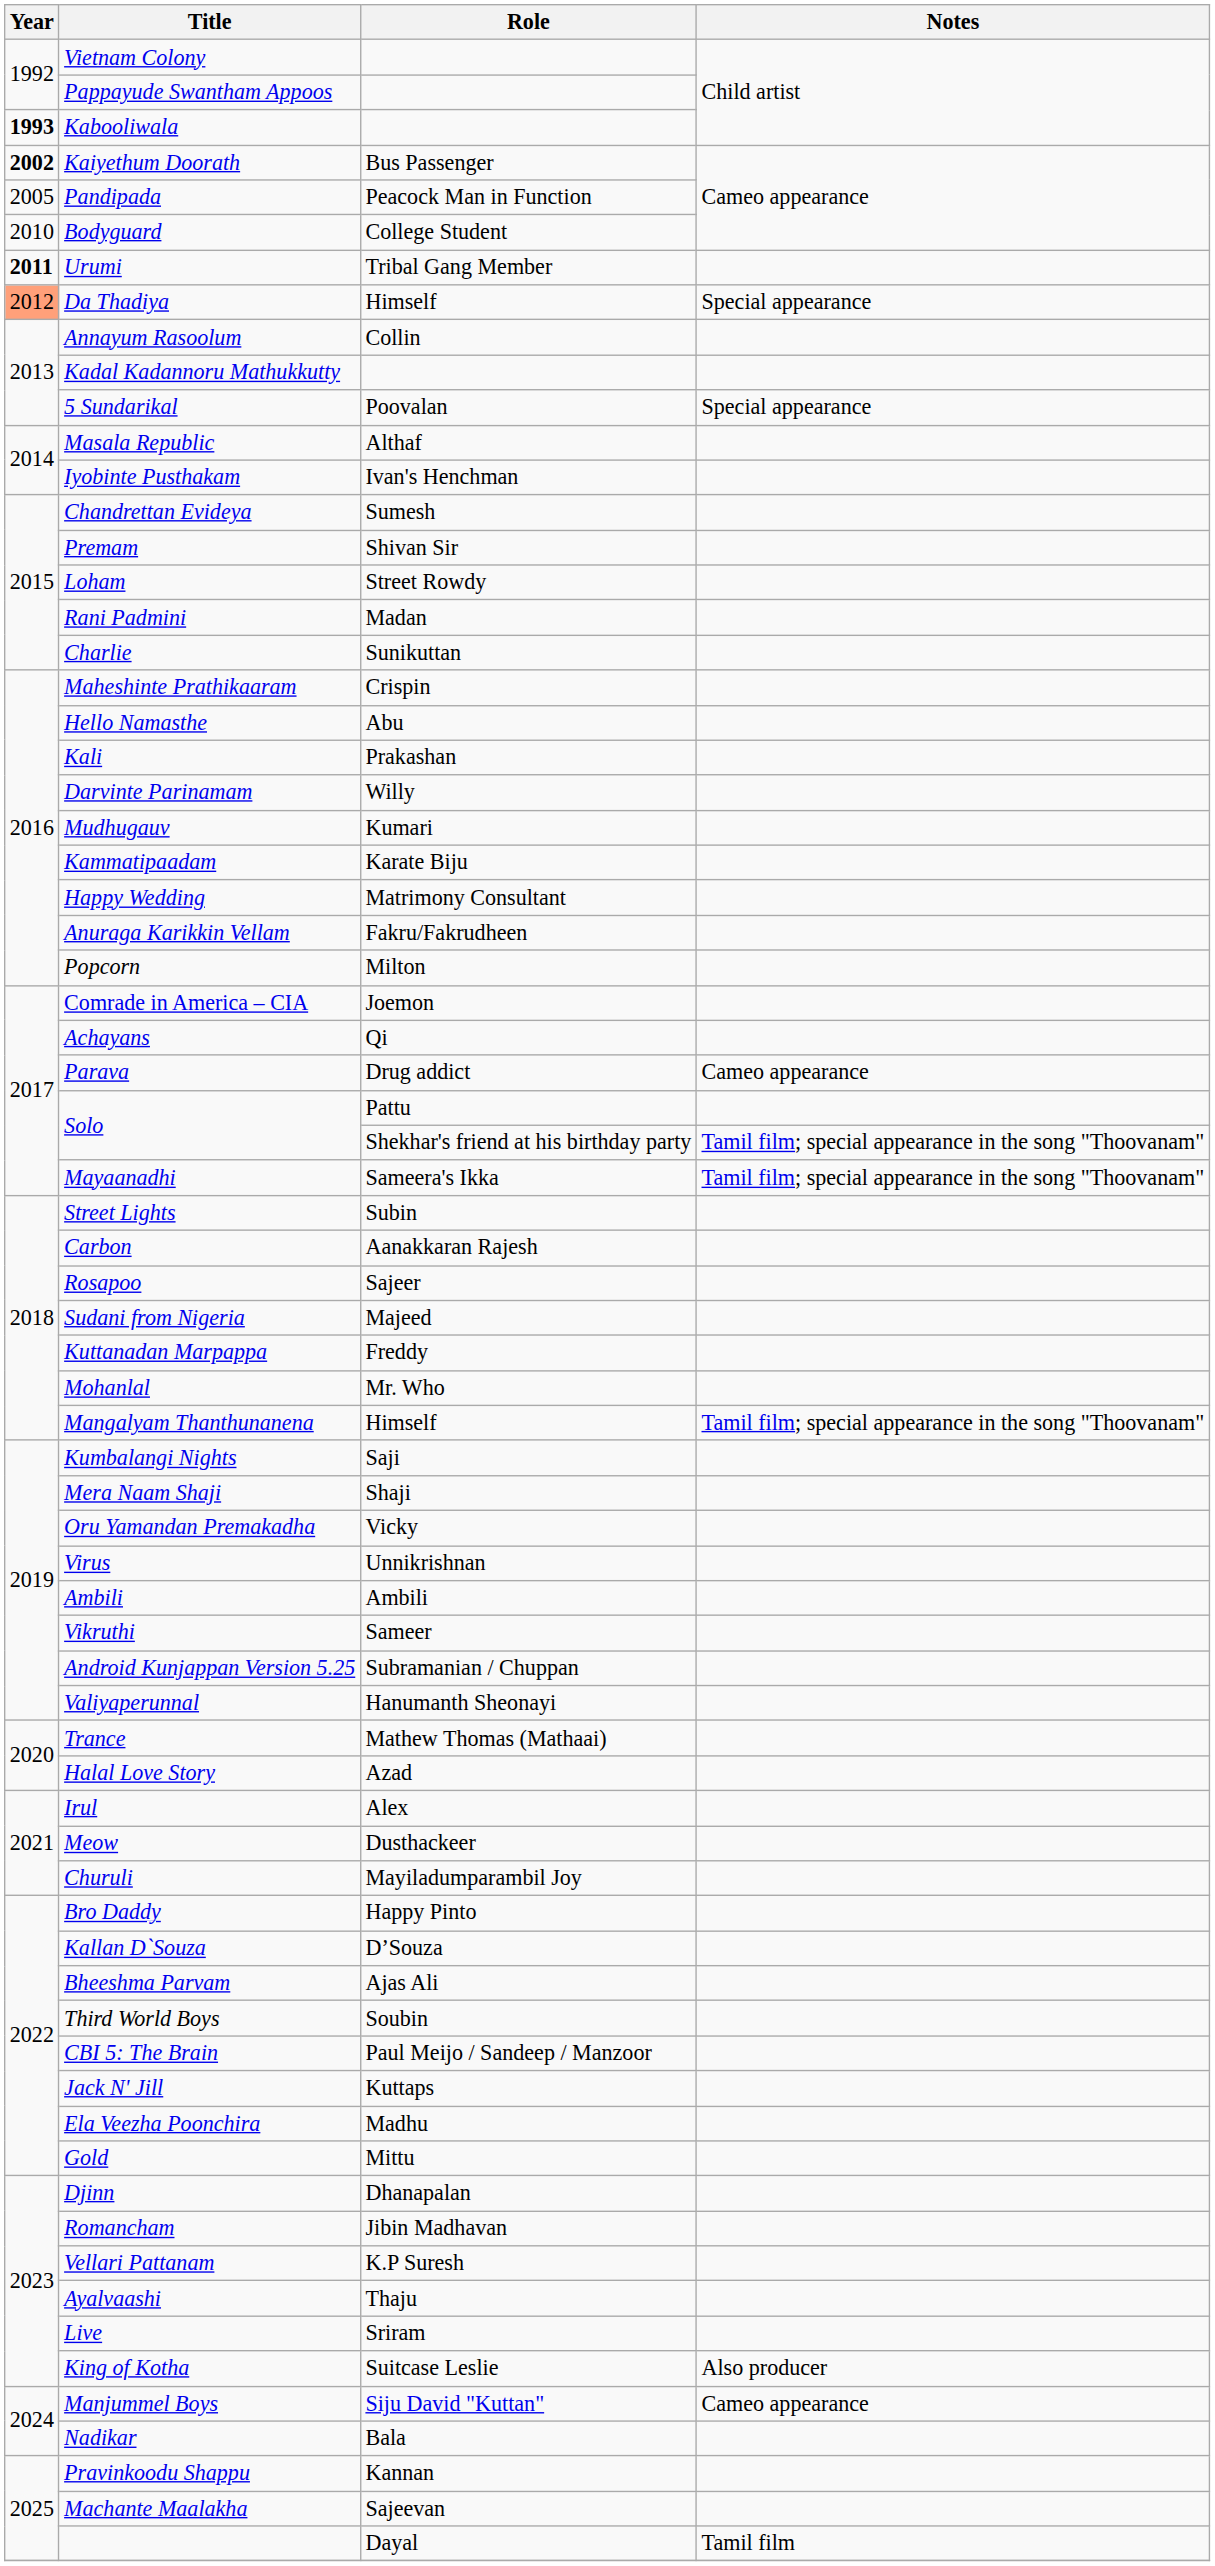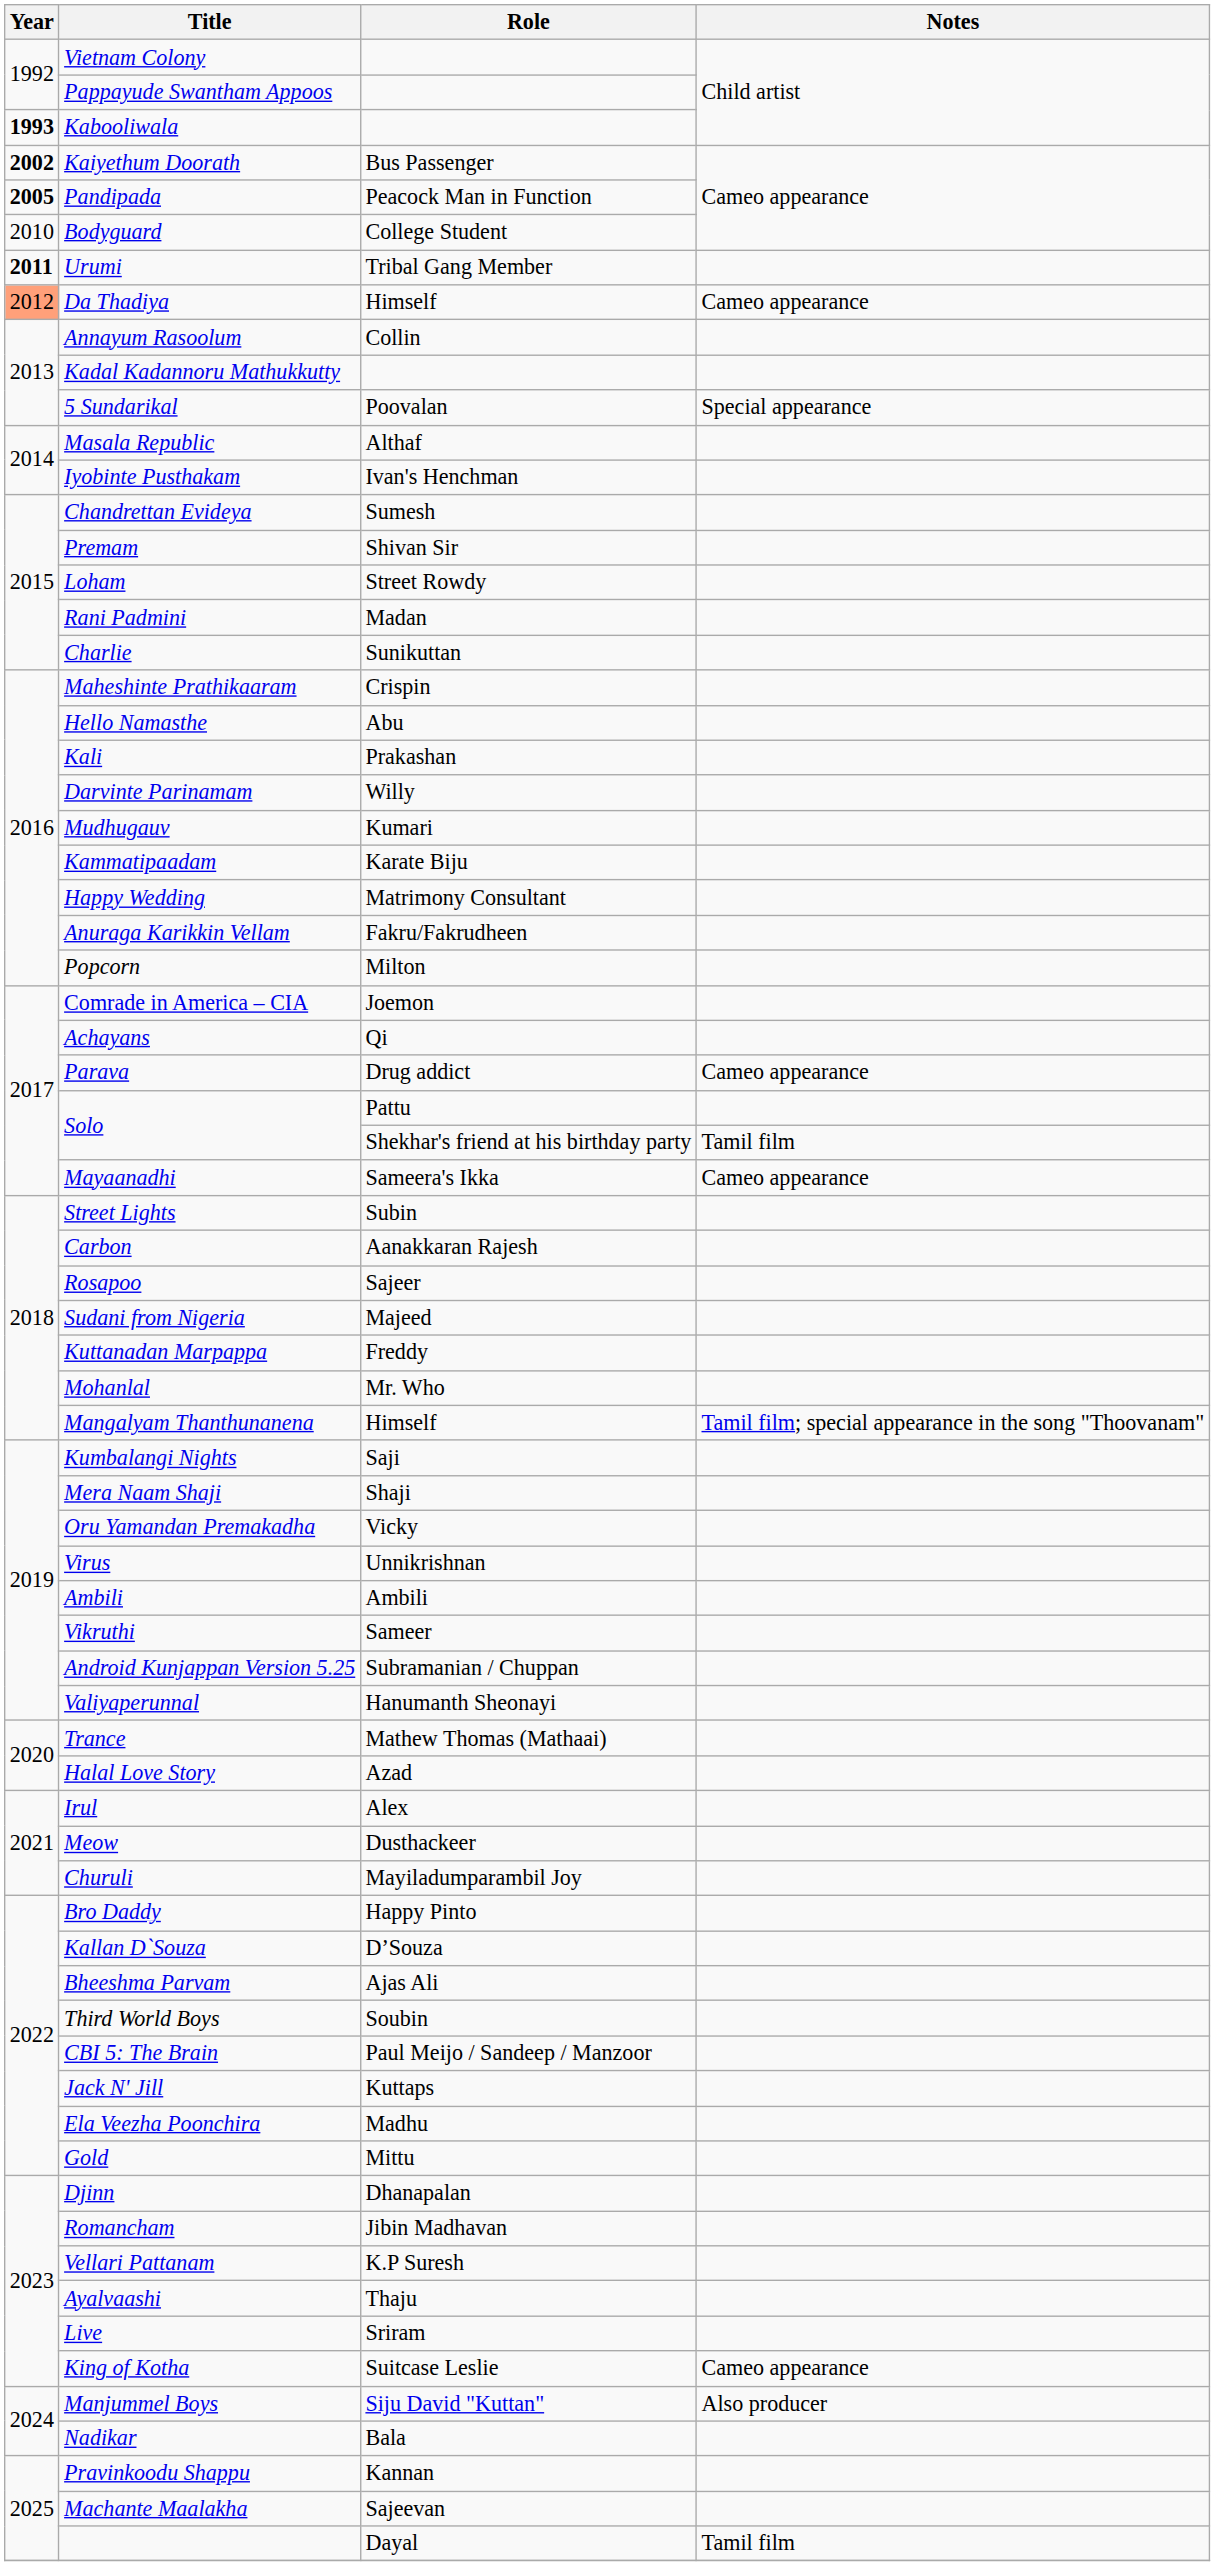(32, 197) normal -> (32, 197) bold
(786, 302) Special appearance -> (785, 302) Cameo appearance
(953, 1142) Tamil film; special appearance in the song "Thoovanam" -> (748, 1142) Tamil film
(953, 1177) Tamil film; special appearance in the song "Thoovanam" -> (785, 1177) Cameo appearance
(764, 2368) Also producer -> (785, 2368) Cameo appearance
(785, 2403) Cameo appearance -> (764, 2403) Also producer
